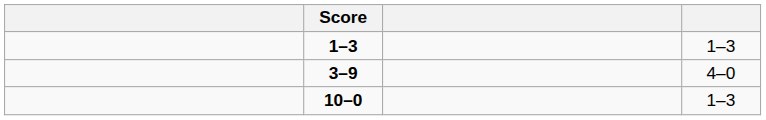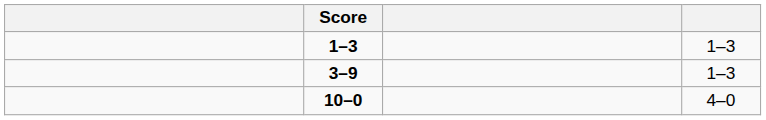(721, 73) 4–0 -> (721, 73) 1–3
(721, 100) 1–3 -> (721, 100) 4–0
